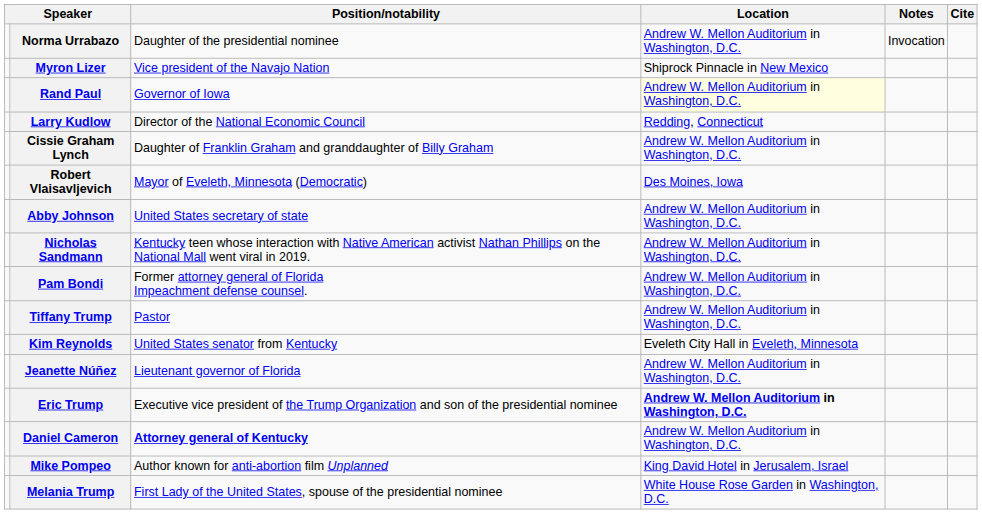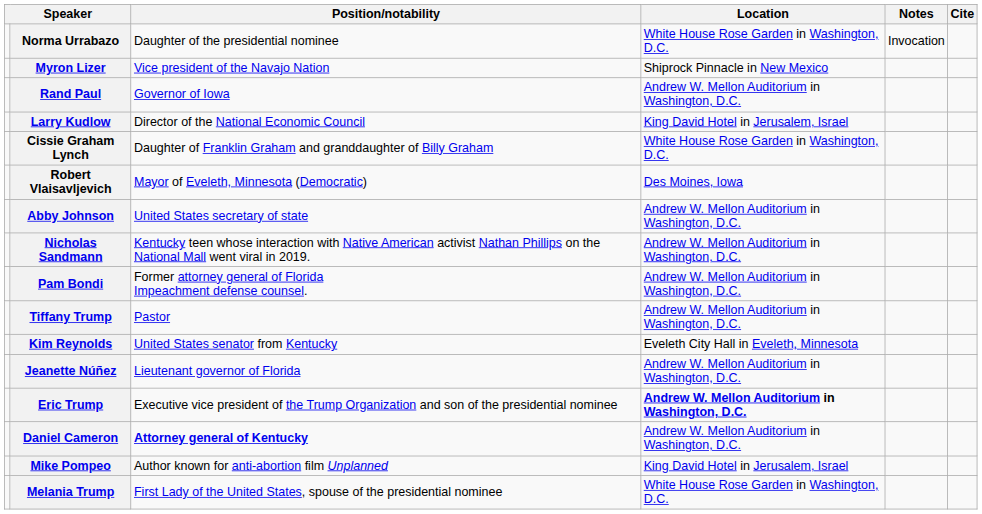(732, 41) Andrew W. Mellon Auditorium in Washington, D.C. -> (761, 41) White House Rose Garden in Washington, D.C.
(732, 94) lightyellow background -> (732, 94) no background
(703, 121) Redding, Connecticut -> (746, 121) King David Hotel in Jerusalem, Israel
(732, 148) Andrew W. Mellon Auditorium in Washington, D.C. -> (761, 148) White House Rose Garden in Washington, D.C.
